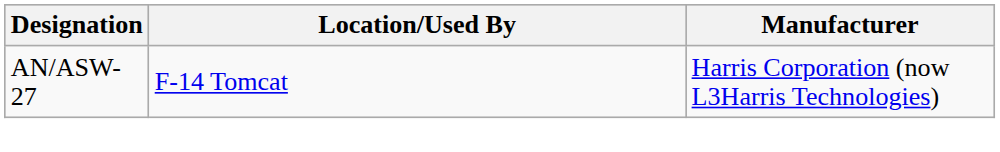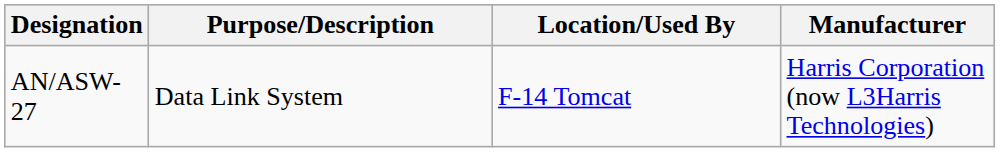+ column: (320, 25)
